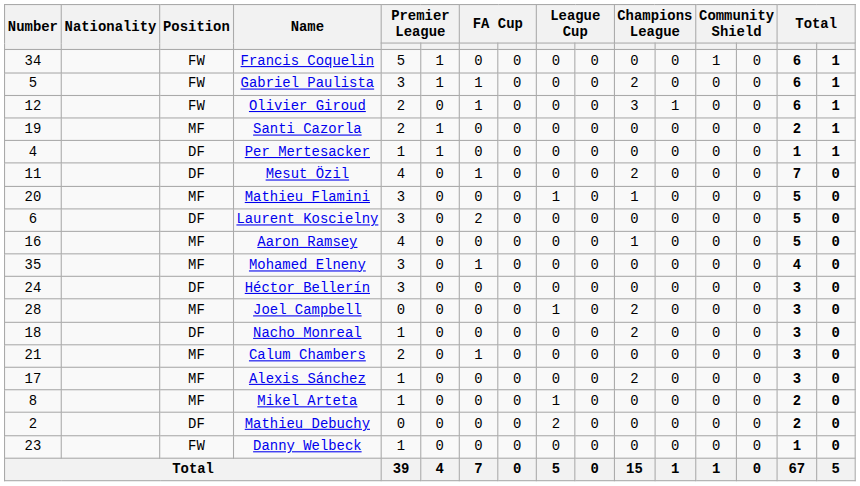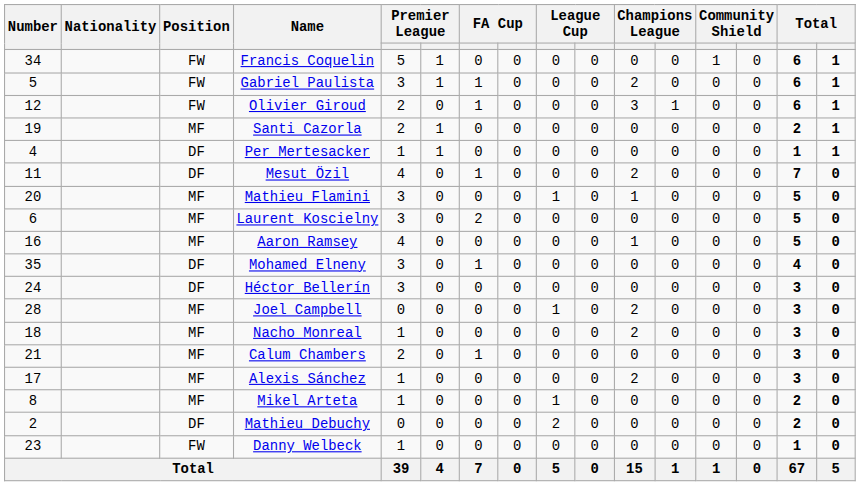(196, 220) DF -> (196, 220) MF
(196, 265) MF -> (196, 265) DF
(196, 333) DF -> (196, 333) MF
